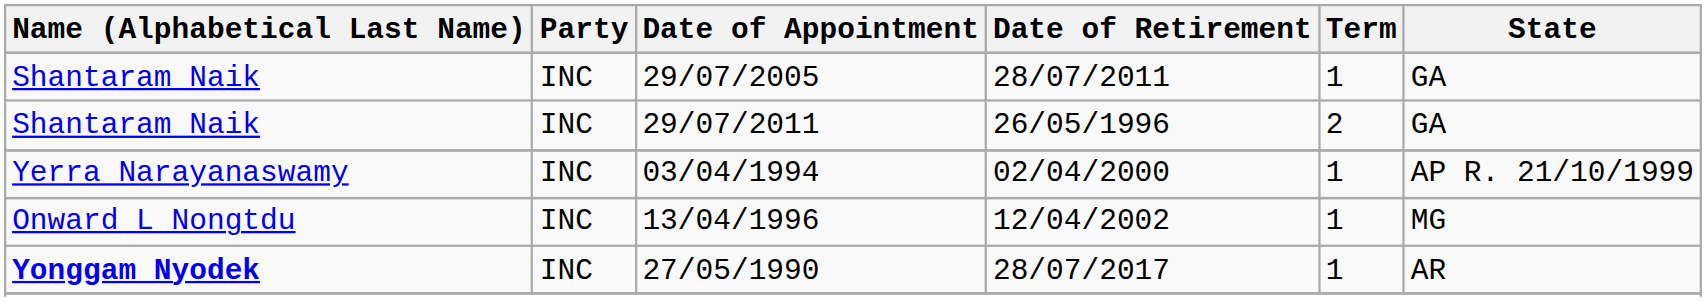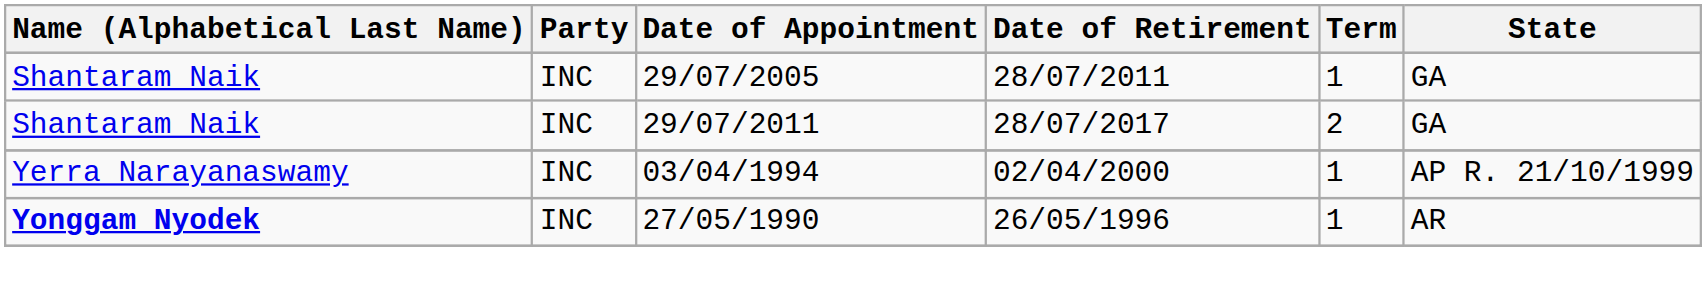(1081, 125) 26/05/1996 -> (1081, 125) 28/07/2017
- row: (731, 222)
(1081, 270) 28/07/2017 -> (1081, 222) 26/05/1996
